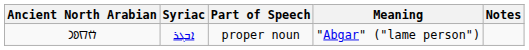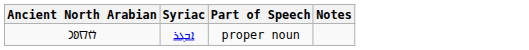- column: (398, 14)
